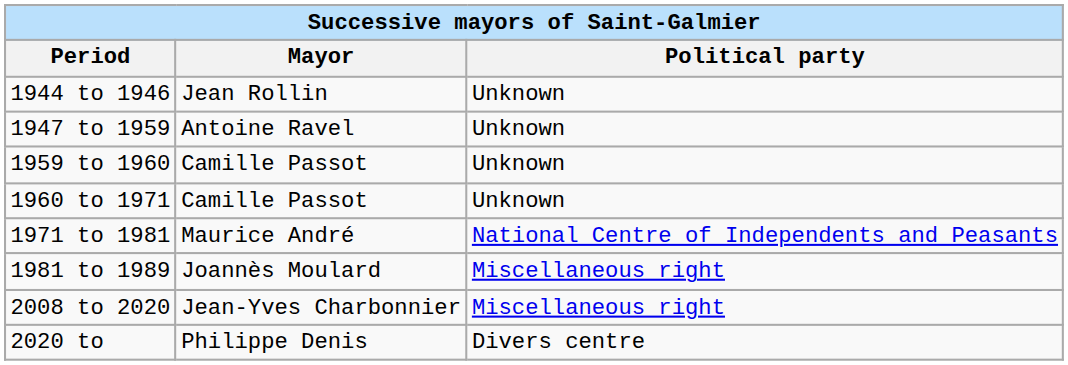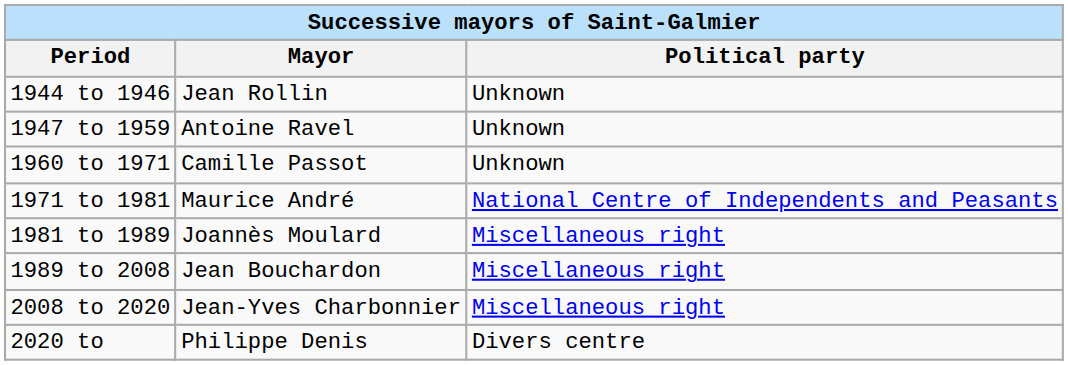- row: (90, 165)
+ row: (90, 271)
